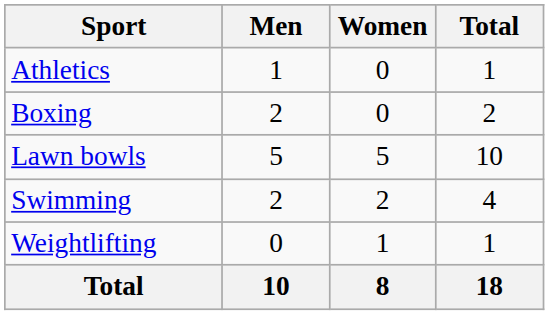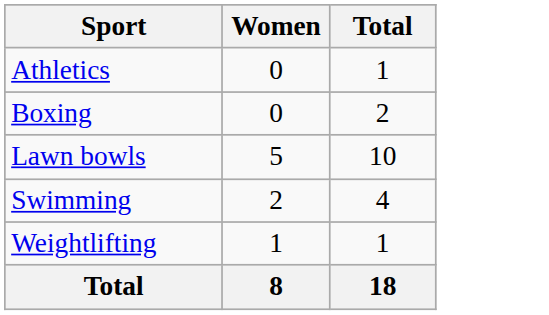- column: (276, 26)
